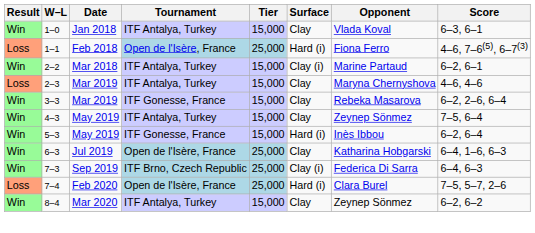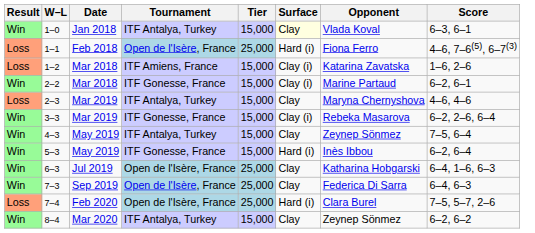(300, 30) no background -> (289, 30) lightyellow background
+ row: (52, 67)
(170, 66) ITF Antalya, Turkey -> (175, 83) ITF Gonesse, France
(300, 100) Clay -> (295, 117) Clay (i)
(185, 168) ITF Brno, Czech Republic -> (180, 185) Open de l'Isère, France
(306, 168) Clay (i) -> (289, 185) Clay
